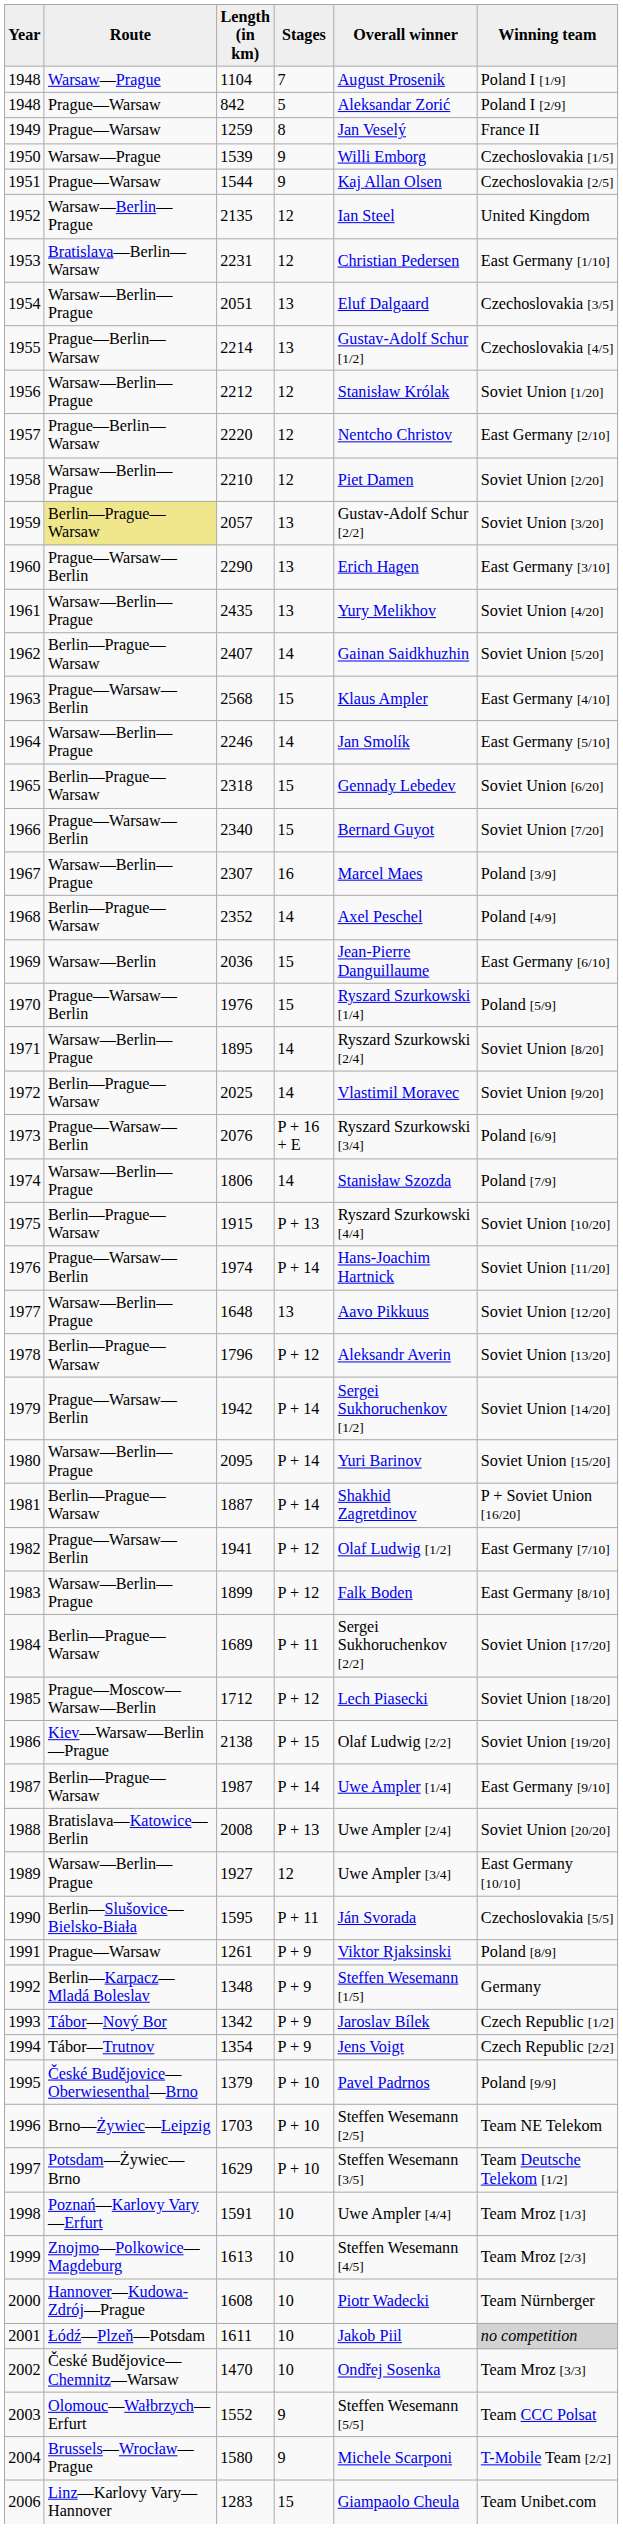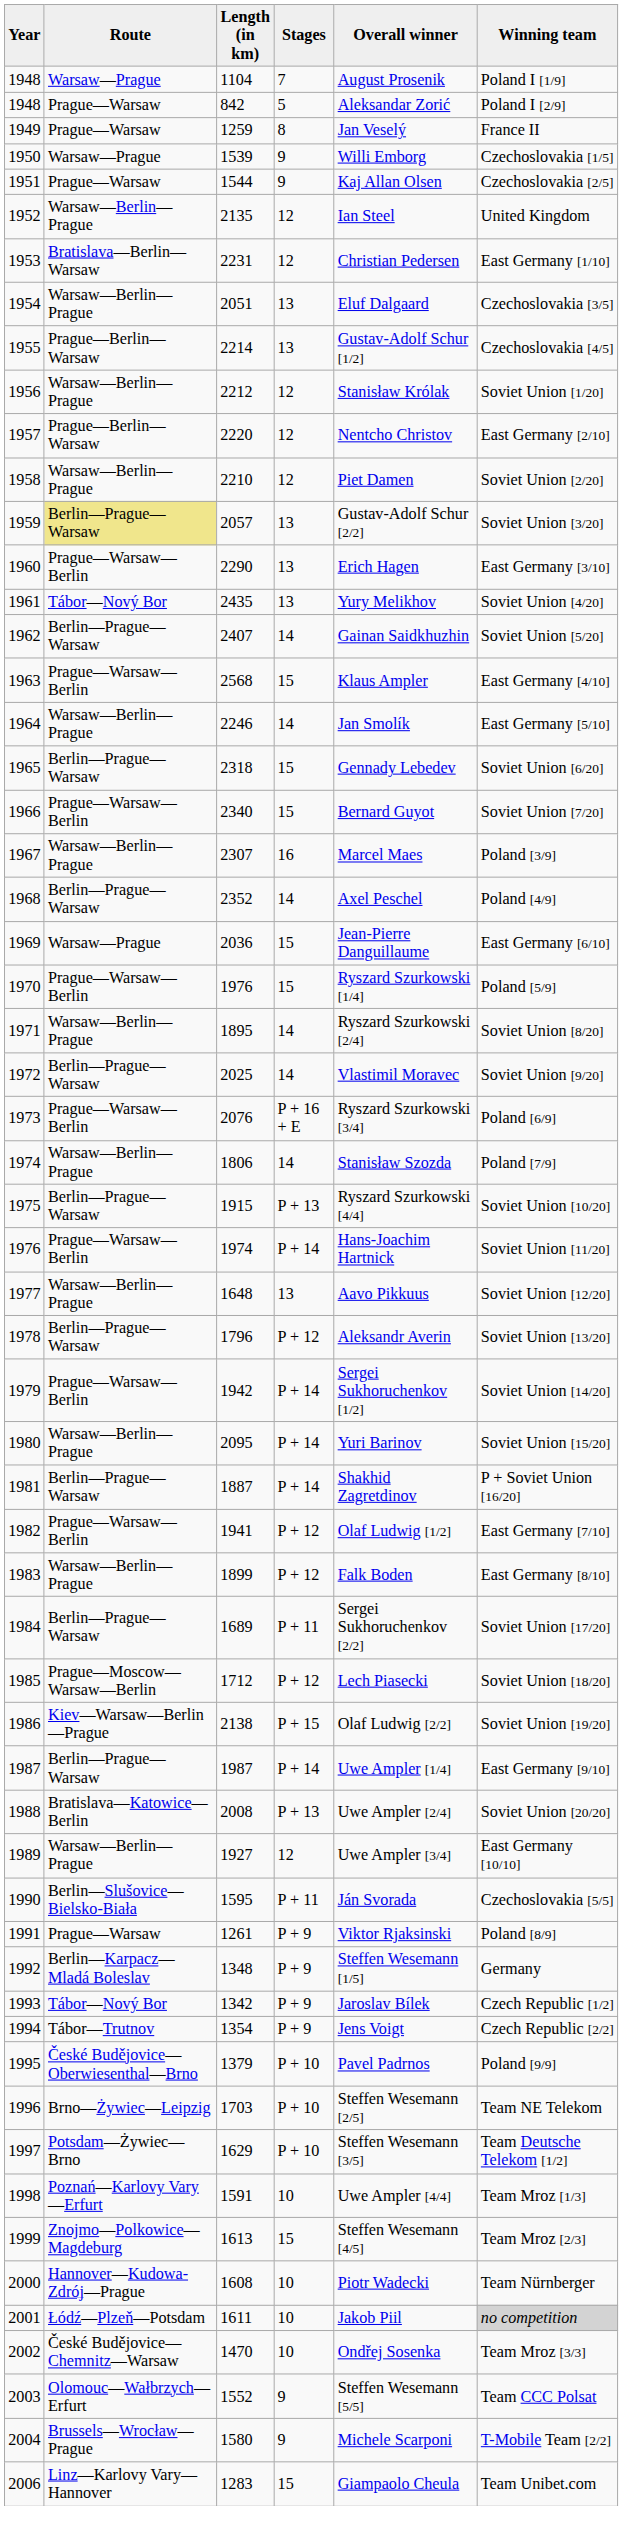(110, 610) Warsaw—Berlin—Prague -> (107, 601) Tábor—Nový Bor
(102, 961) Warsaw—Berlin -> (104, 943) Warsaw—Prague
(286, 2257) 10 -> (286, 2239) 15
